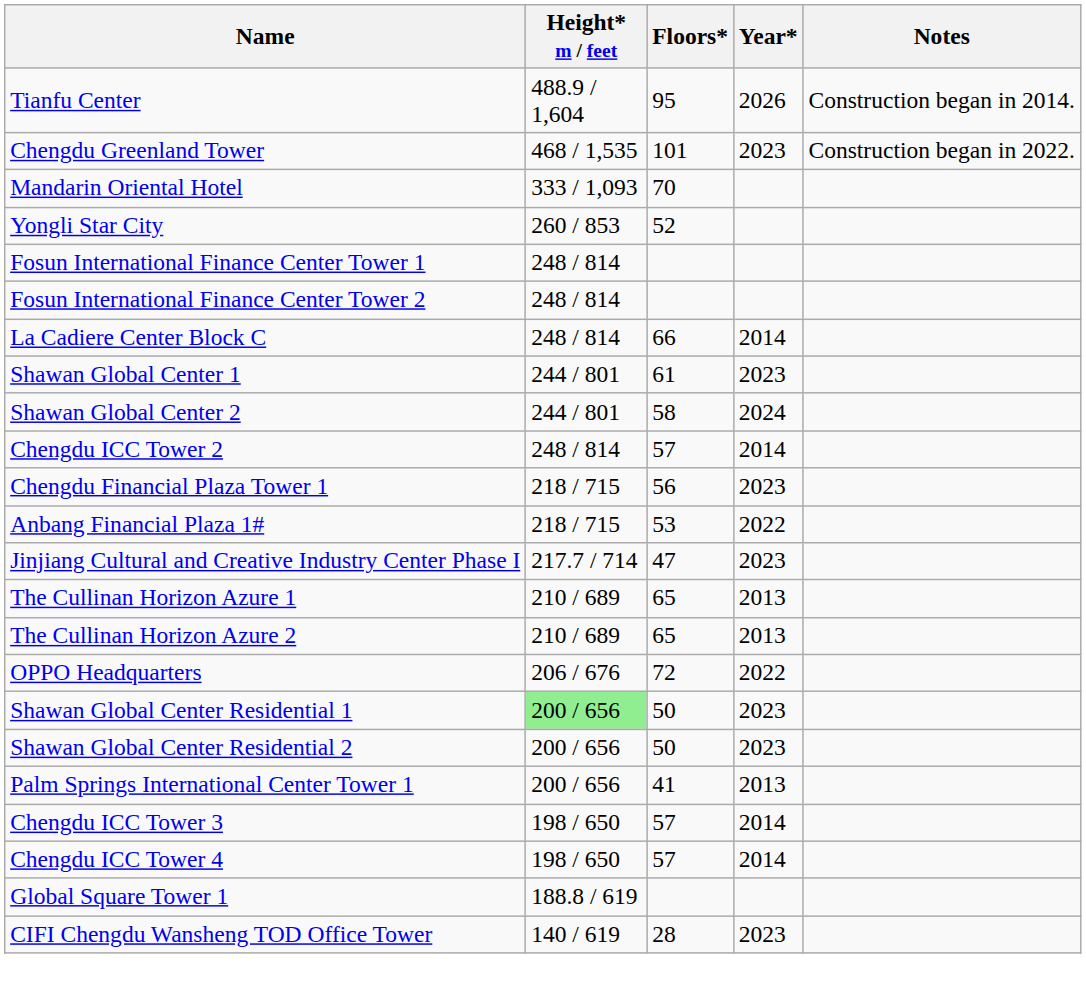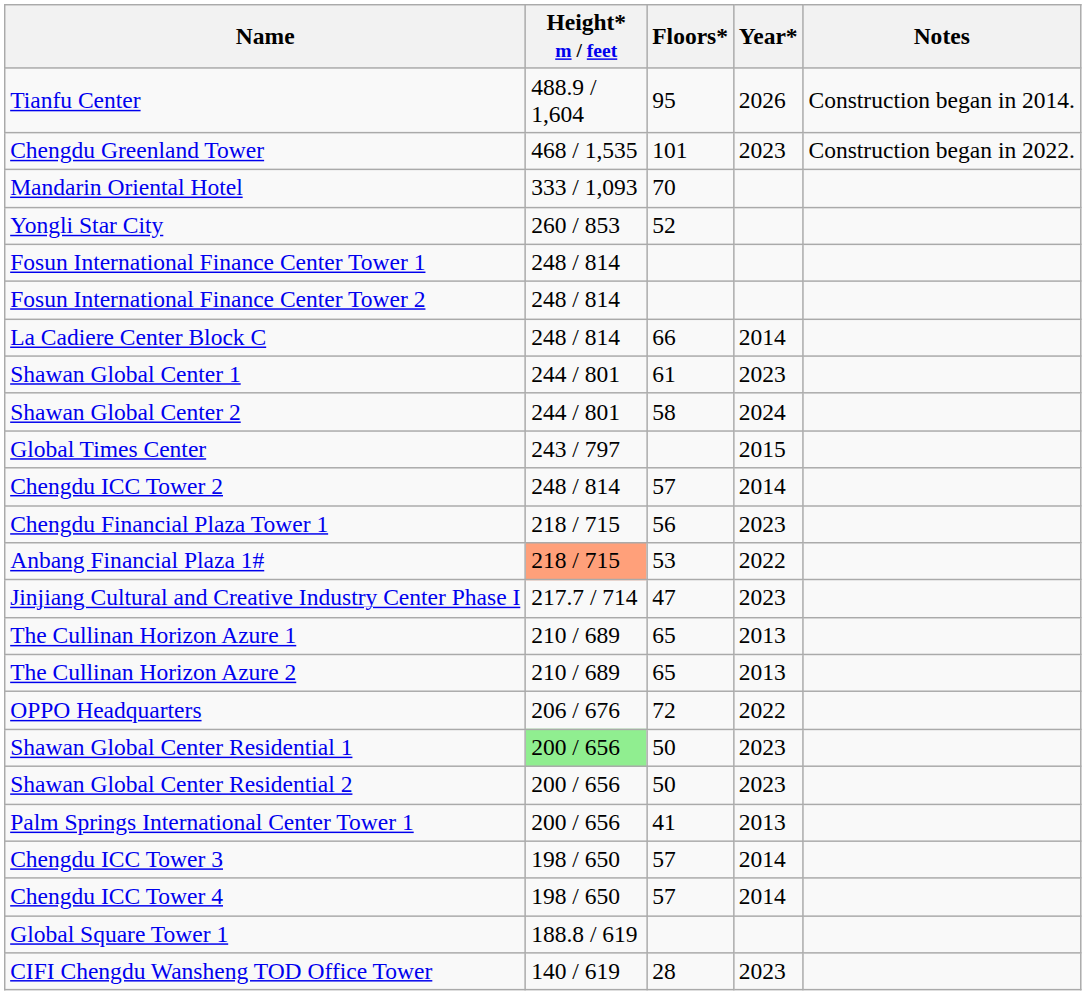+ row: (108, 449)
(576, 523) no background -> (576, 560) lightsalmon background
